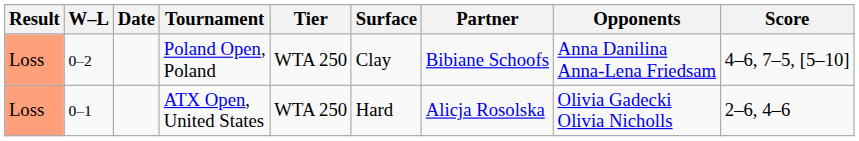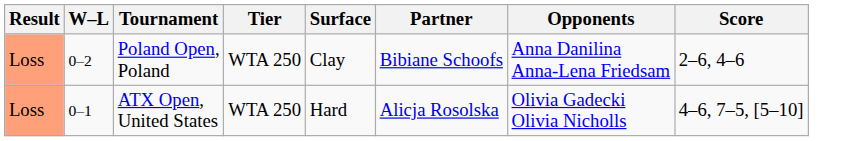- column: (136, 19)
(787, 59) 4–6, 7–5, [5–10] -> (712, 59) 2–6, 4–6
(758, 110) 2–6, 4–6 -> (741, 110) 4–6, 7–5, [5–10]
